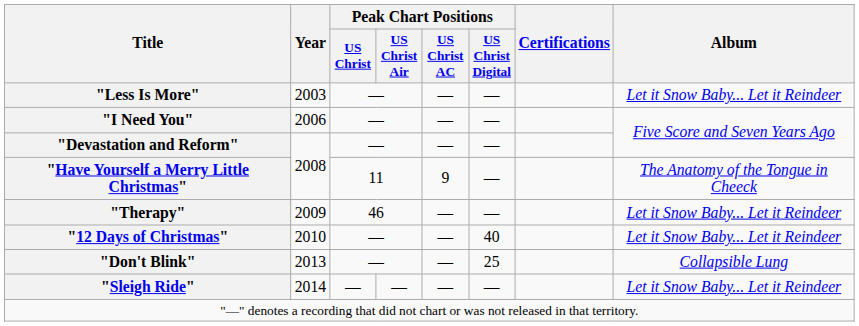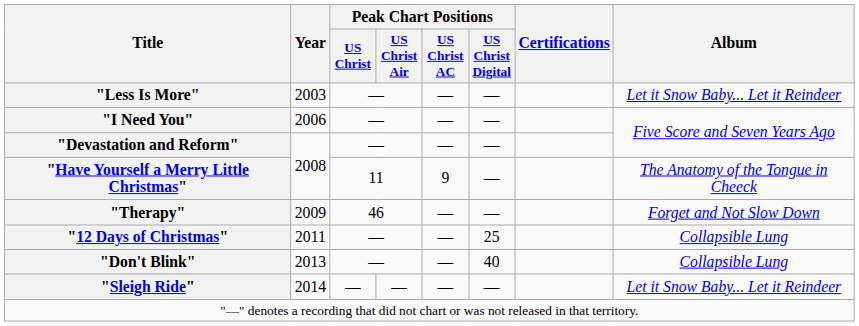(734, 212) Let it Snow Baby... Let it Reindeer -> (734, 212) Forget and Not Slow Down
(310, 237) 2010 -> (310, 237) 2011
(492, 237) 40 -> (492, 237) 25
(734, 237) Let it Snow Baby... Let it Reindeer -> (734, 237) Collapsible Lung
(492, 261) 25 -> (492, 261) 40
